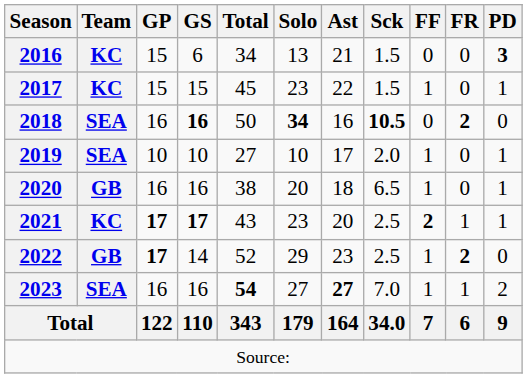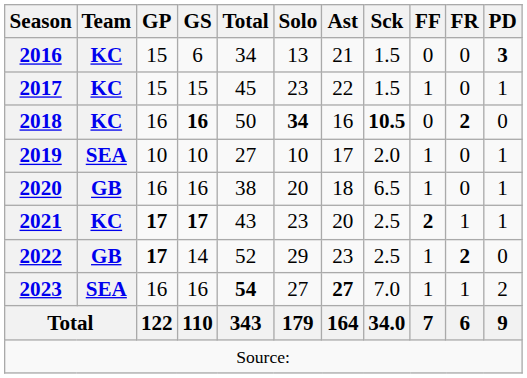(106, 121) SEA -> (106, 121) KC
